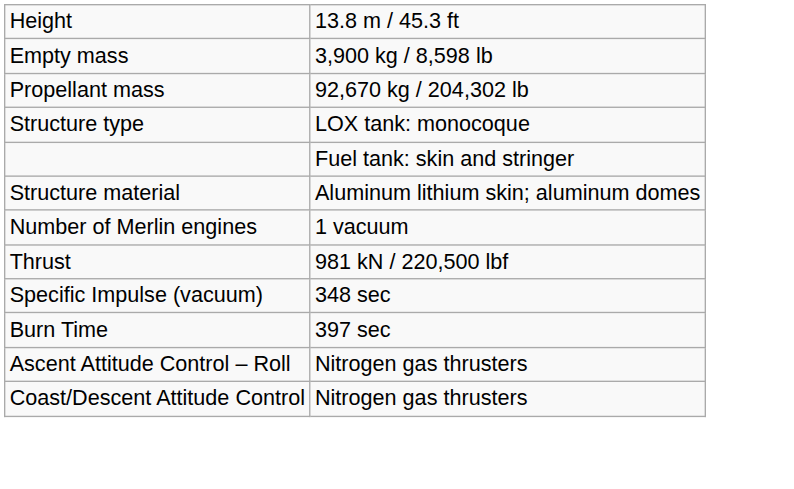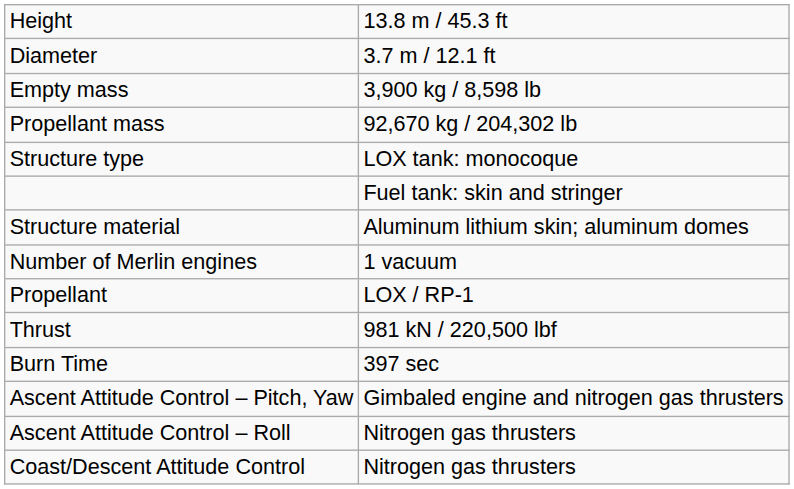+ row: (53, 55)
+ row: (58, 295)
- row: (136, 295)
+ row: (182, 398)
